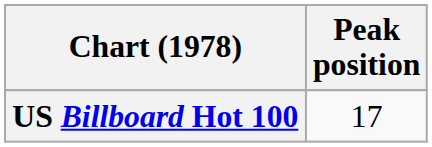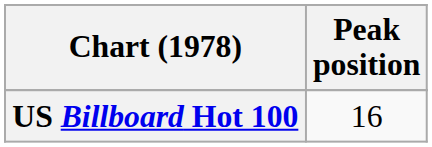(367, 115) 17 -> (367, 115) 16
